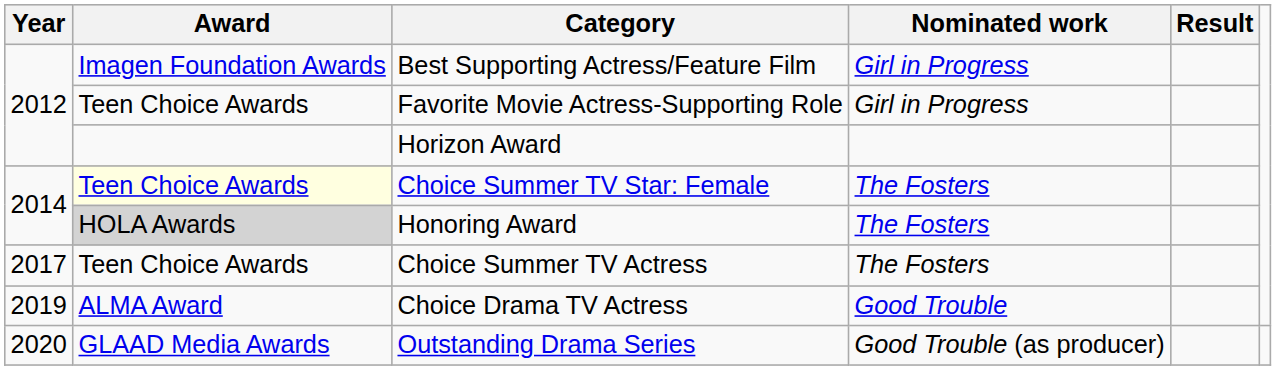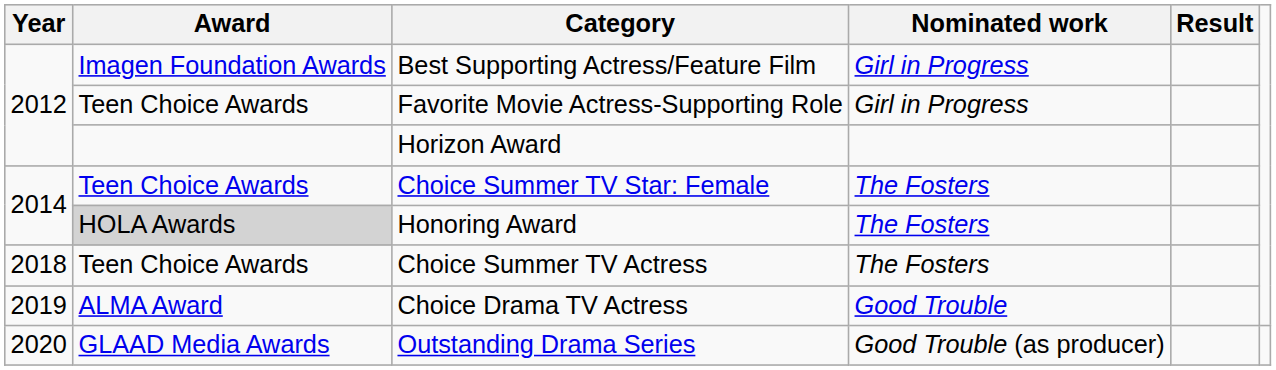(194, 184) lightyellow background -> (194, 184) no background
(39, 265) 2017 -> (39, 265) 2018
